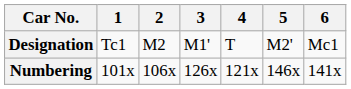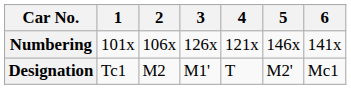rows swapped: (51, 44) <-> (51, 71)
